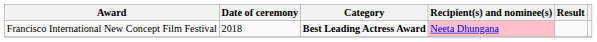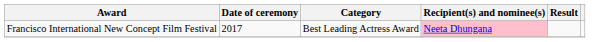(232, 28) 2018 -> (232, 28) 2017
(364, 28) bold -> (361, 28) normal
